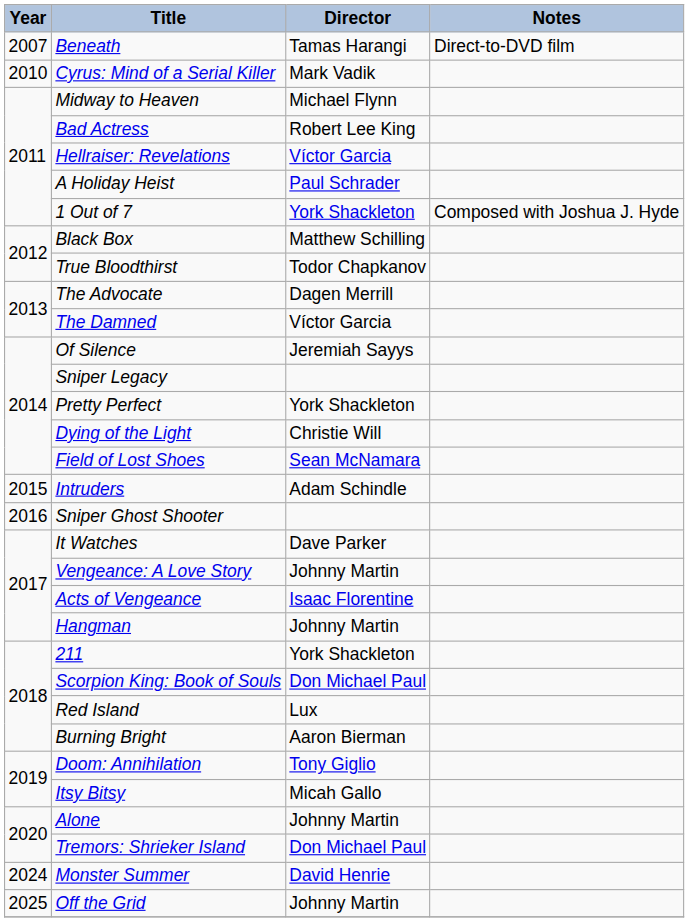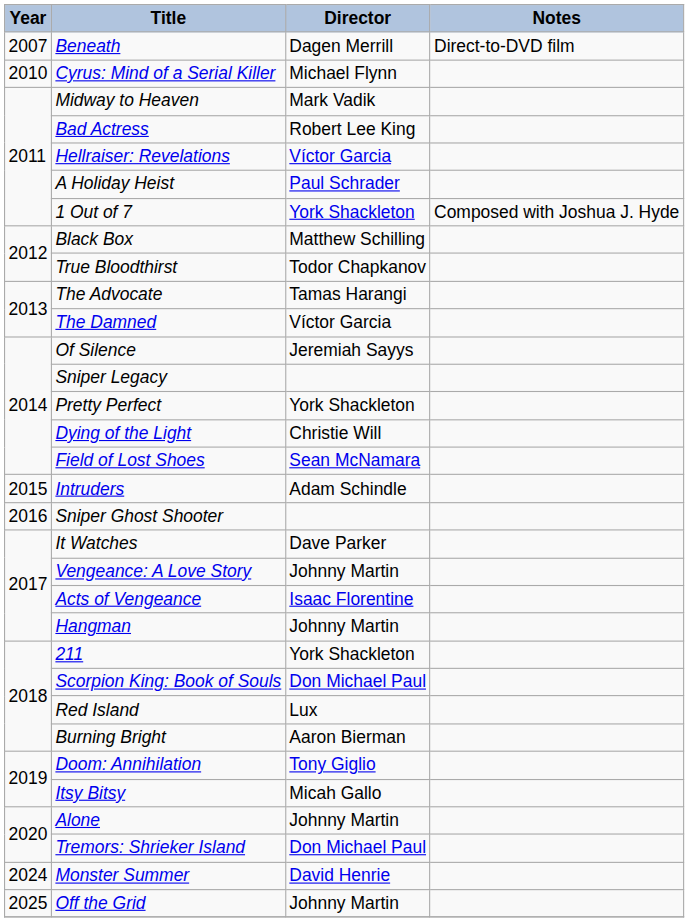(348, 45) Tamas Harangi -> (341, 45) Dagen Merrill
(332, 73) Mark Vadik -> (343, 73) Michael Flynn
(343, 101) Michael Flynn -> (332, 101) Mark Vadik
(341, 294) Dagen Merrill -> (348, 294) Tamas Harangi
